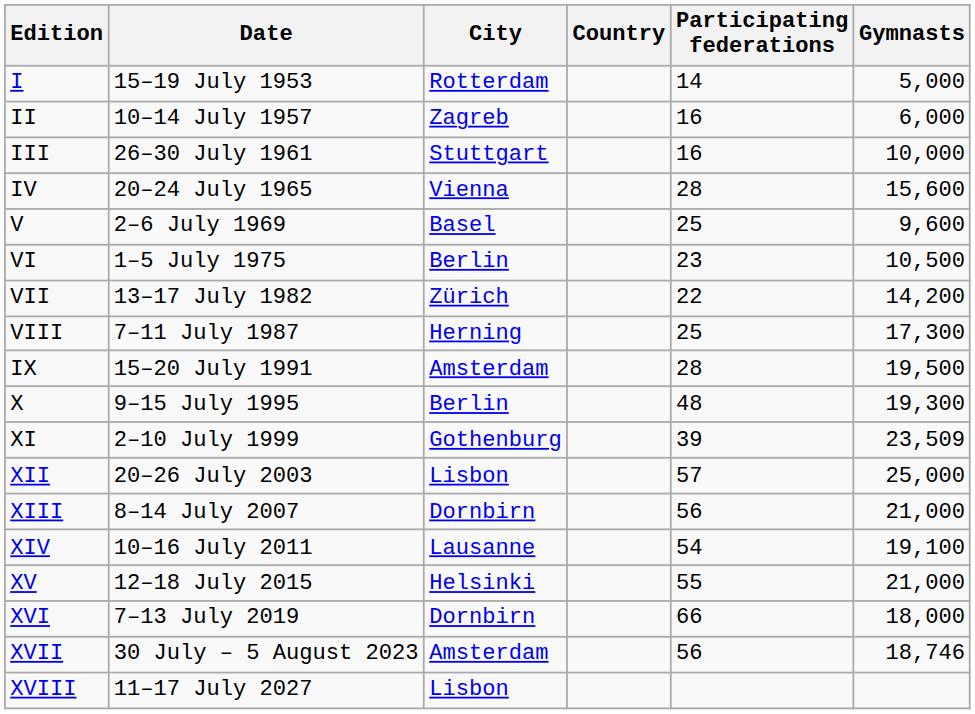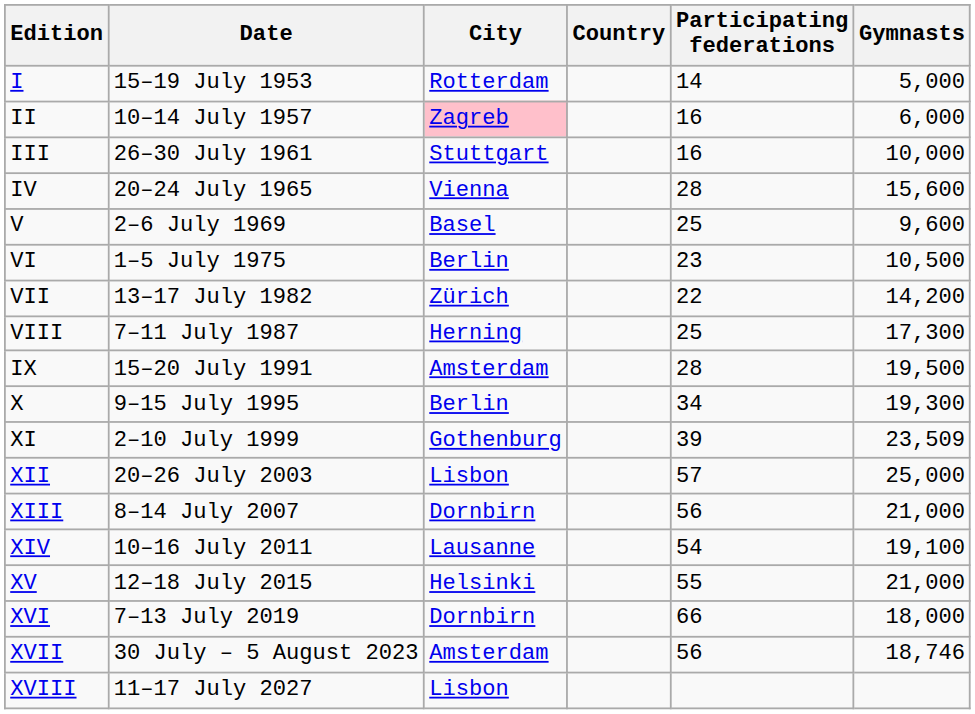(469, 120) no background -> (469, 120) pink background
(689, 405) 48 -> (689, 405) 34
